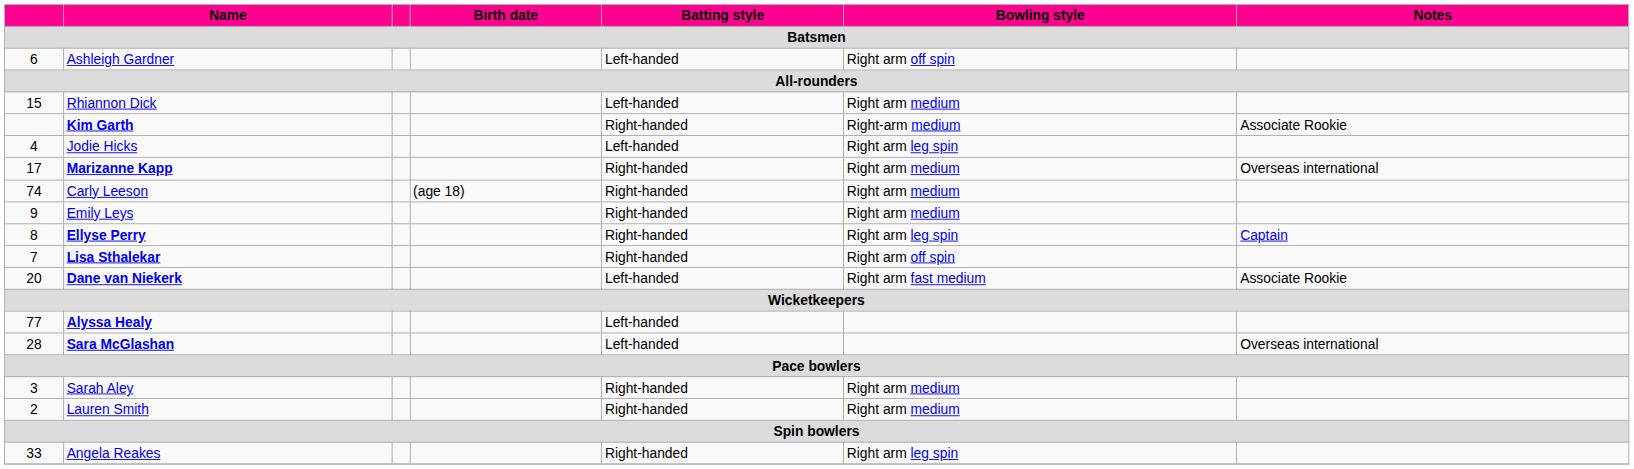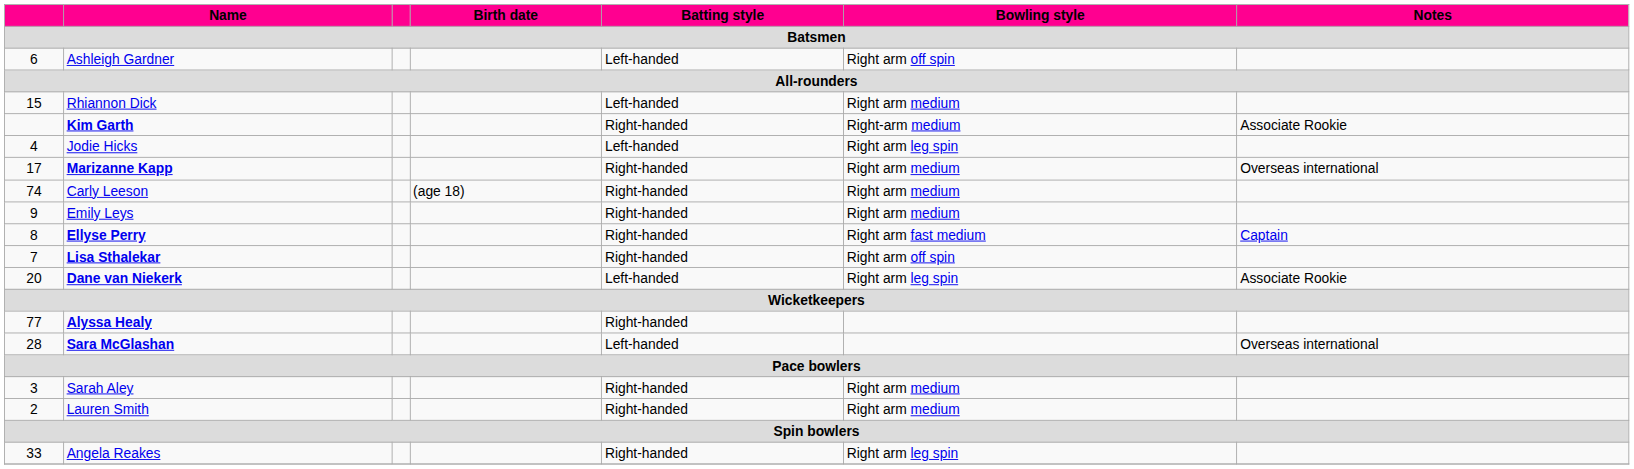(902, 235) Right arm leg spin -> (916, 235) Right arm fast medium
(916, 278) Right arm fast medium -> (902, 278) Right arm leg spin
(642, 322) Left-handed -> (646, 322) Right-handed
